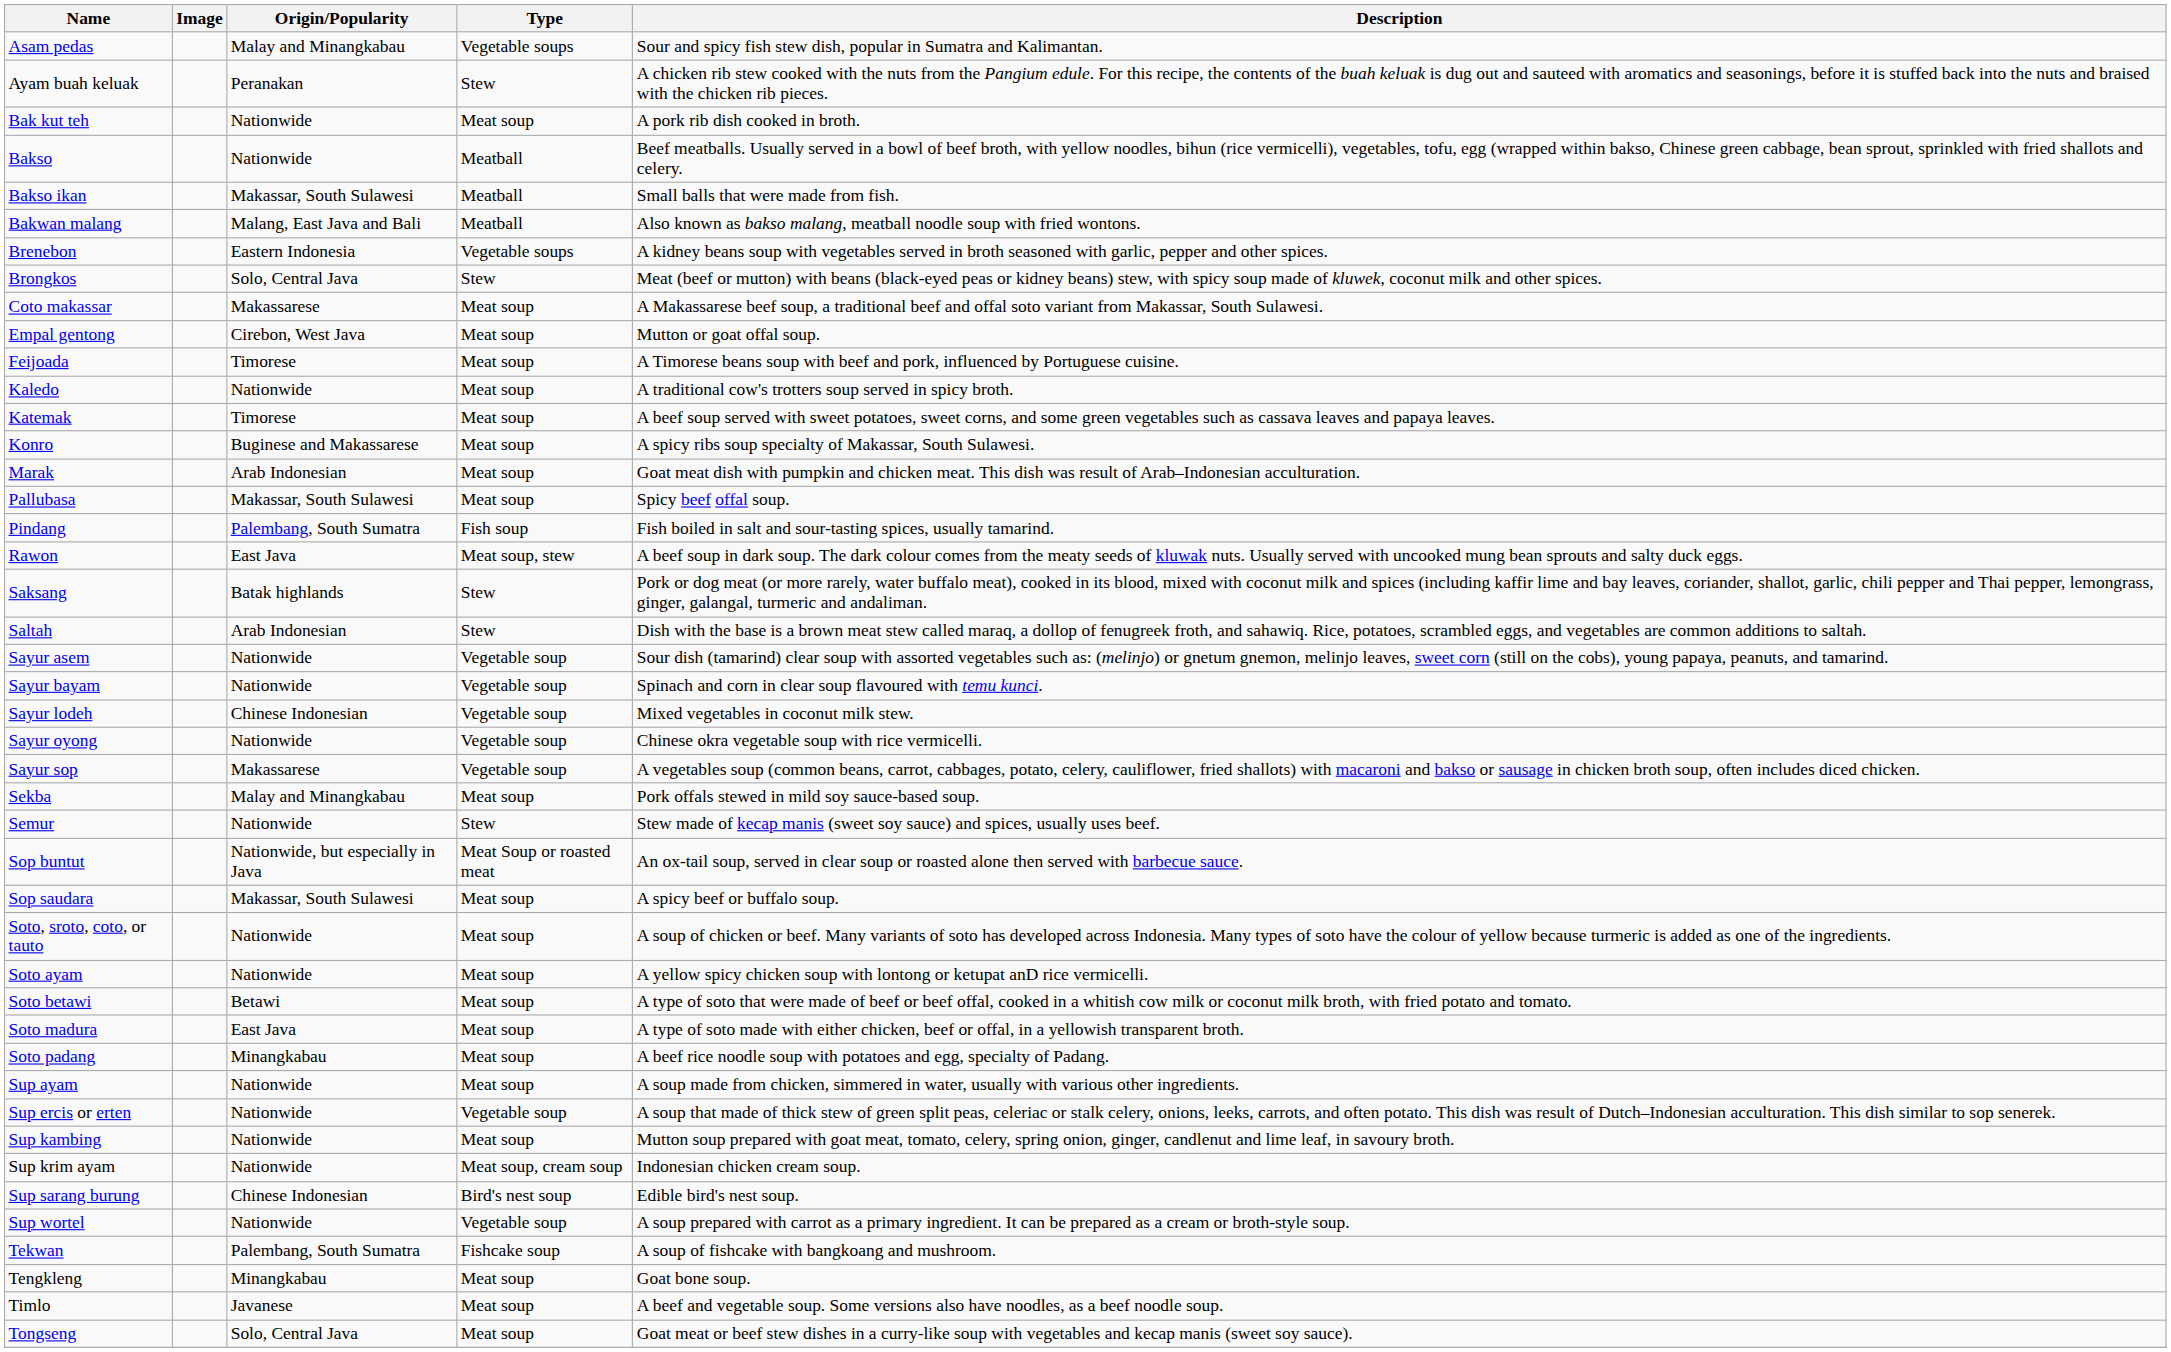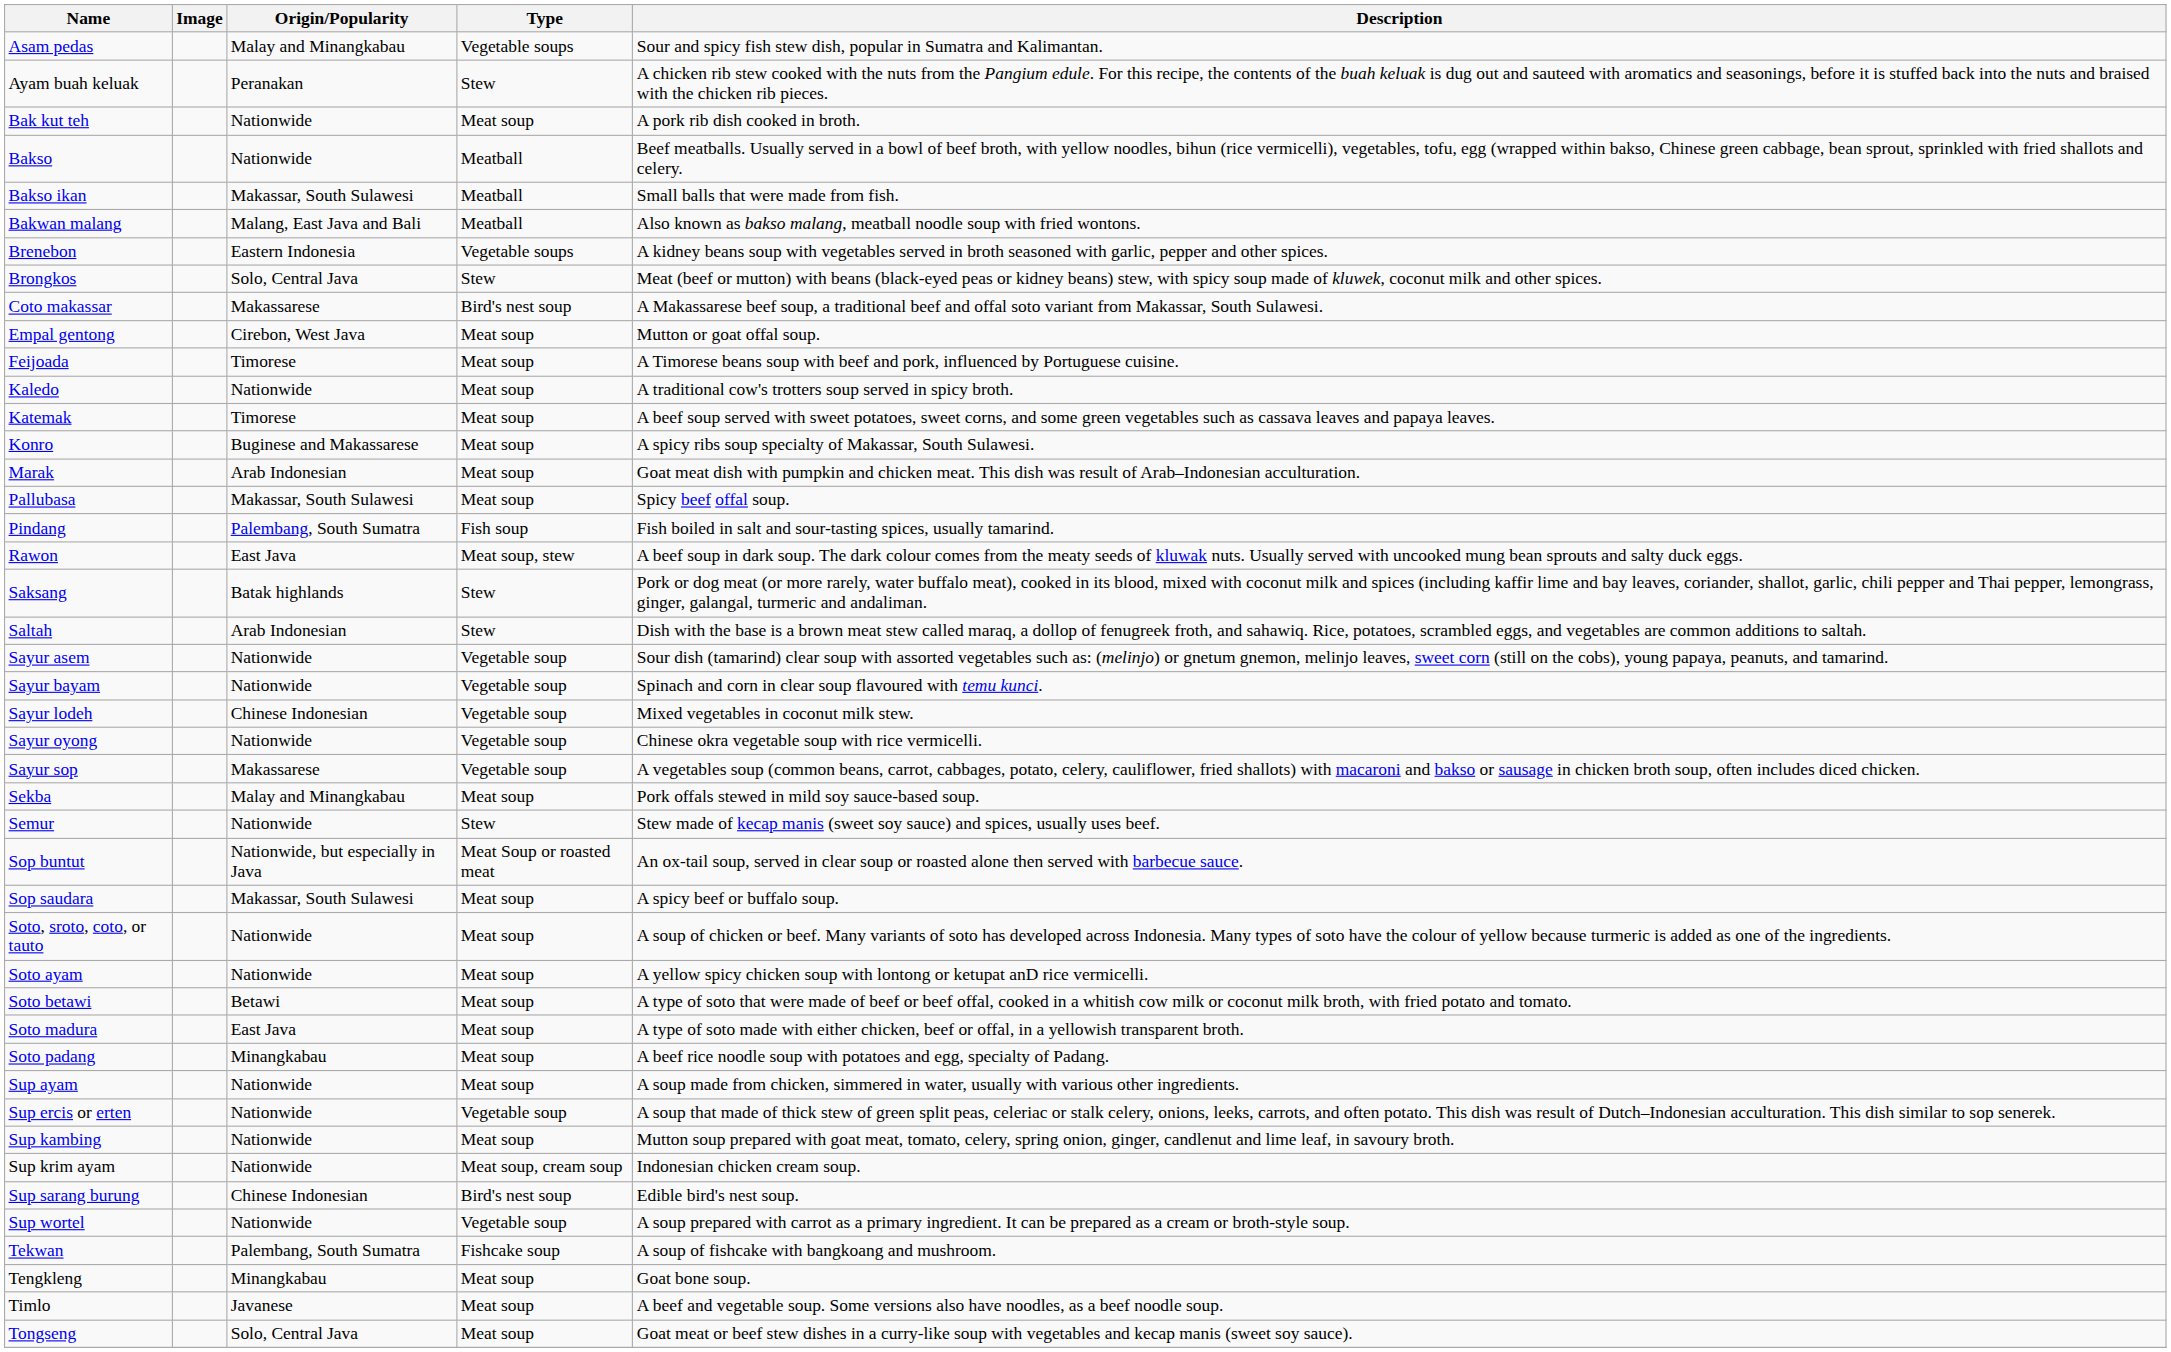(497, 306) Meat soup -> (516, 306) Bird's nest soup
